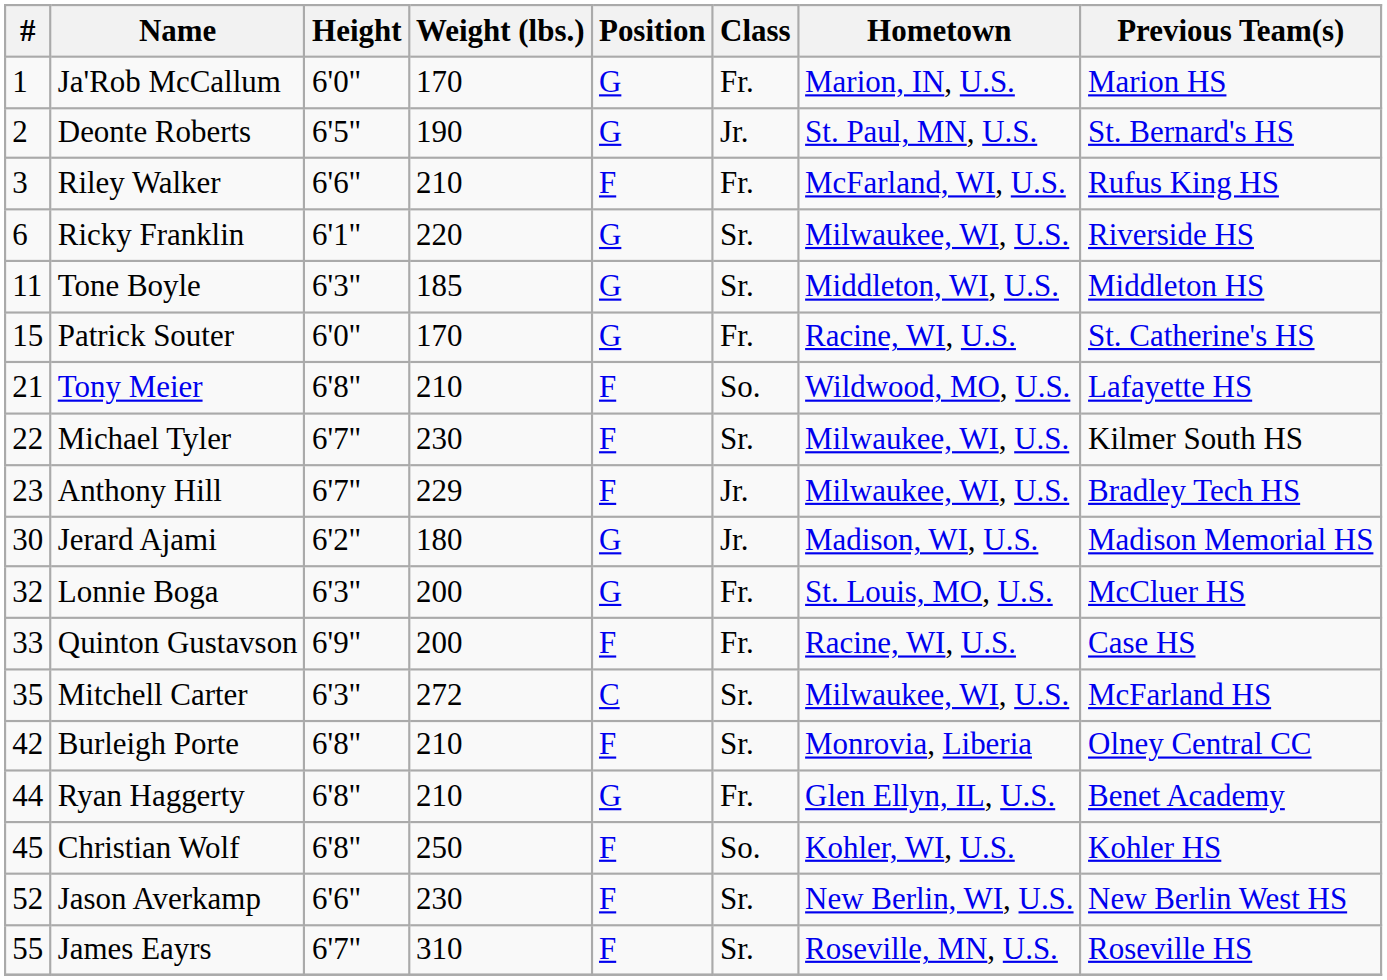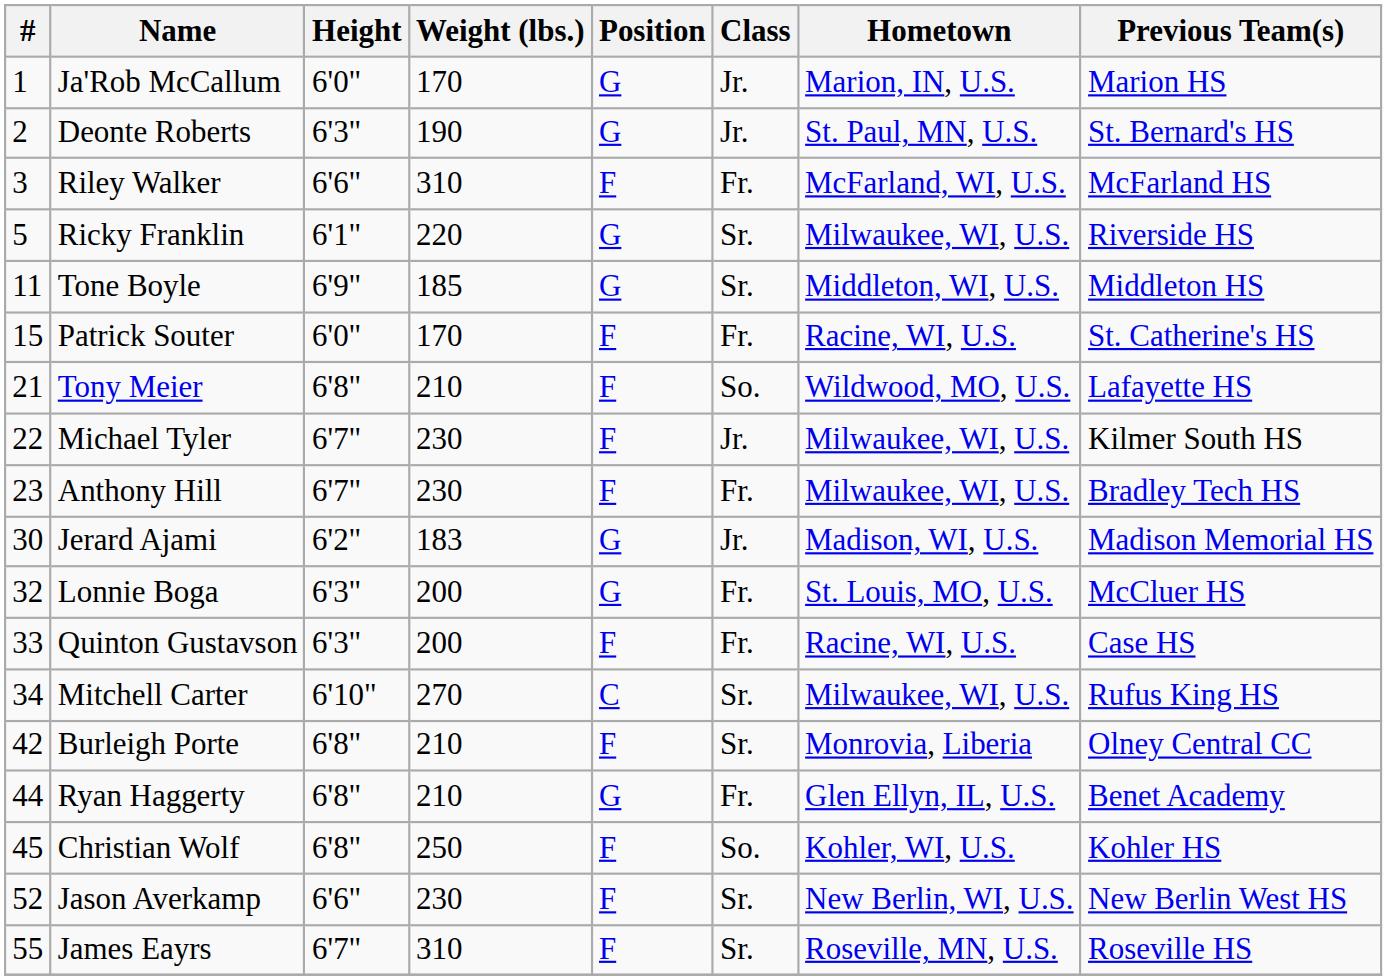(737, 81) Fr. -> (734, 81) Jr.
(337, 132) 6'5" -> (337, 132) 6'3"
(439, 183) 210 -> (439, 183) 310
(1183, 183) Rufus King HS -> (1180, 183) McFarland HS
(20, 234) 6 -> (20, 234) 5
(337, 285) 6'3" -> (337, 285) 6'9"
(610, 336) G -> (608, 336) F
(737, 438) Sr. -> (734, 438) Jr.
(439, 489) 229 -> (439, 489) 230
(734, 489) Jr. -> (737, 489) Fr.
(439, 541) 180 -> (439, 541) 183
(337, 643) 6'9" -> (337, 643) 6'3"
(28, 694) 35 -> (28, 694) 34
(337, 694) 6'3" -> (344, 694) 6'10"
(439, 694) 272 -> (439, 694) 270
(1180, 694) McFarland HS -> (1183, 694) Rufus King HS
